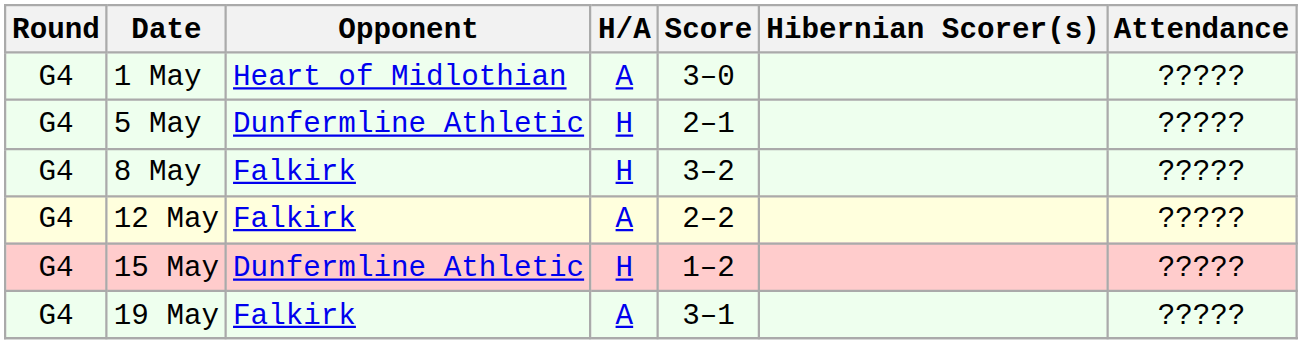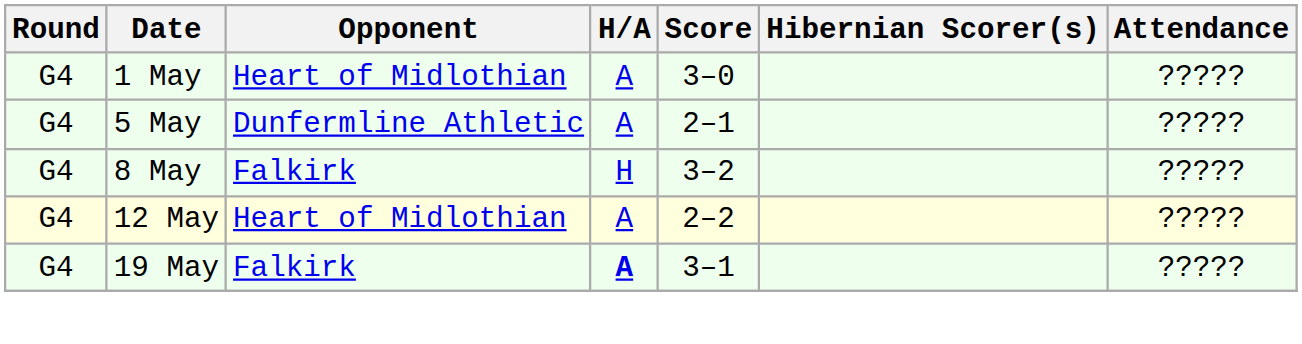(624, 124) H -> (624, 124) A
(294, 220) Falkirk -> (400, 220) Heart of Midlothian
- row: (166, 267)
(624, 315) normal -> (624, 267) bold
